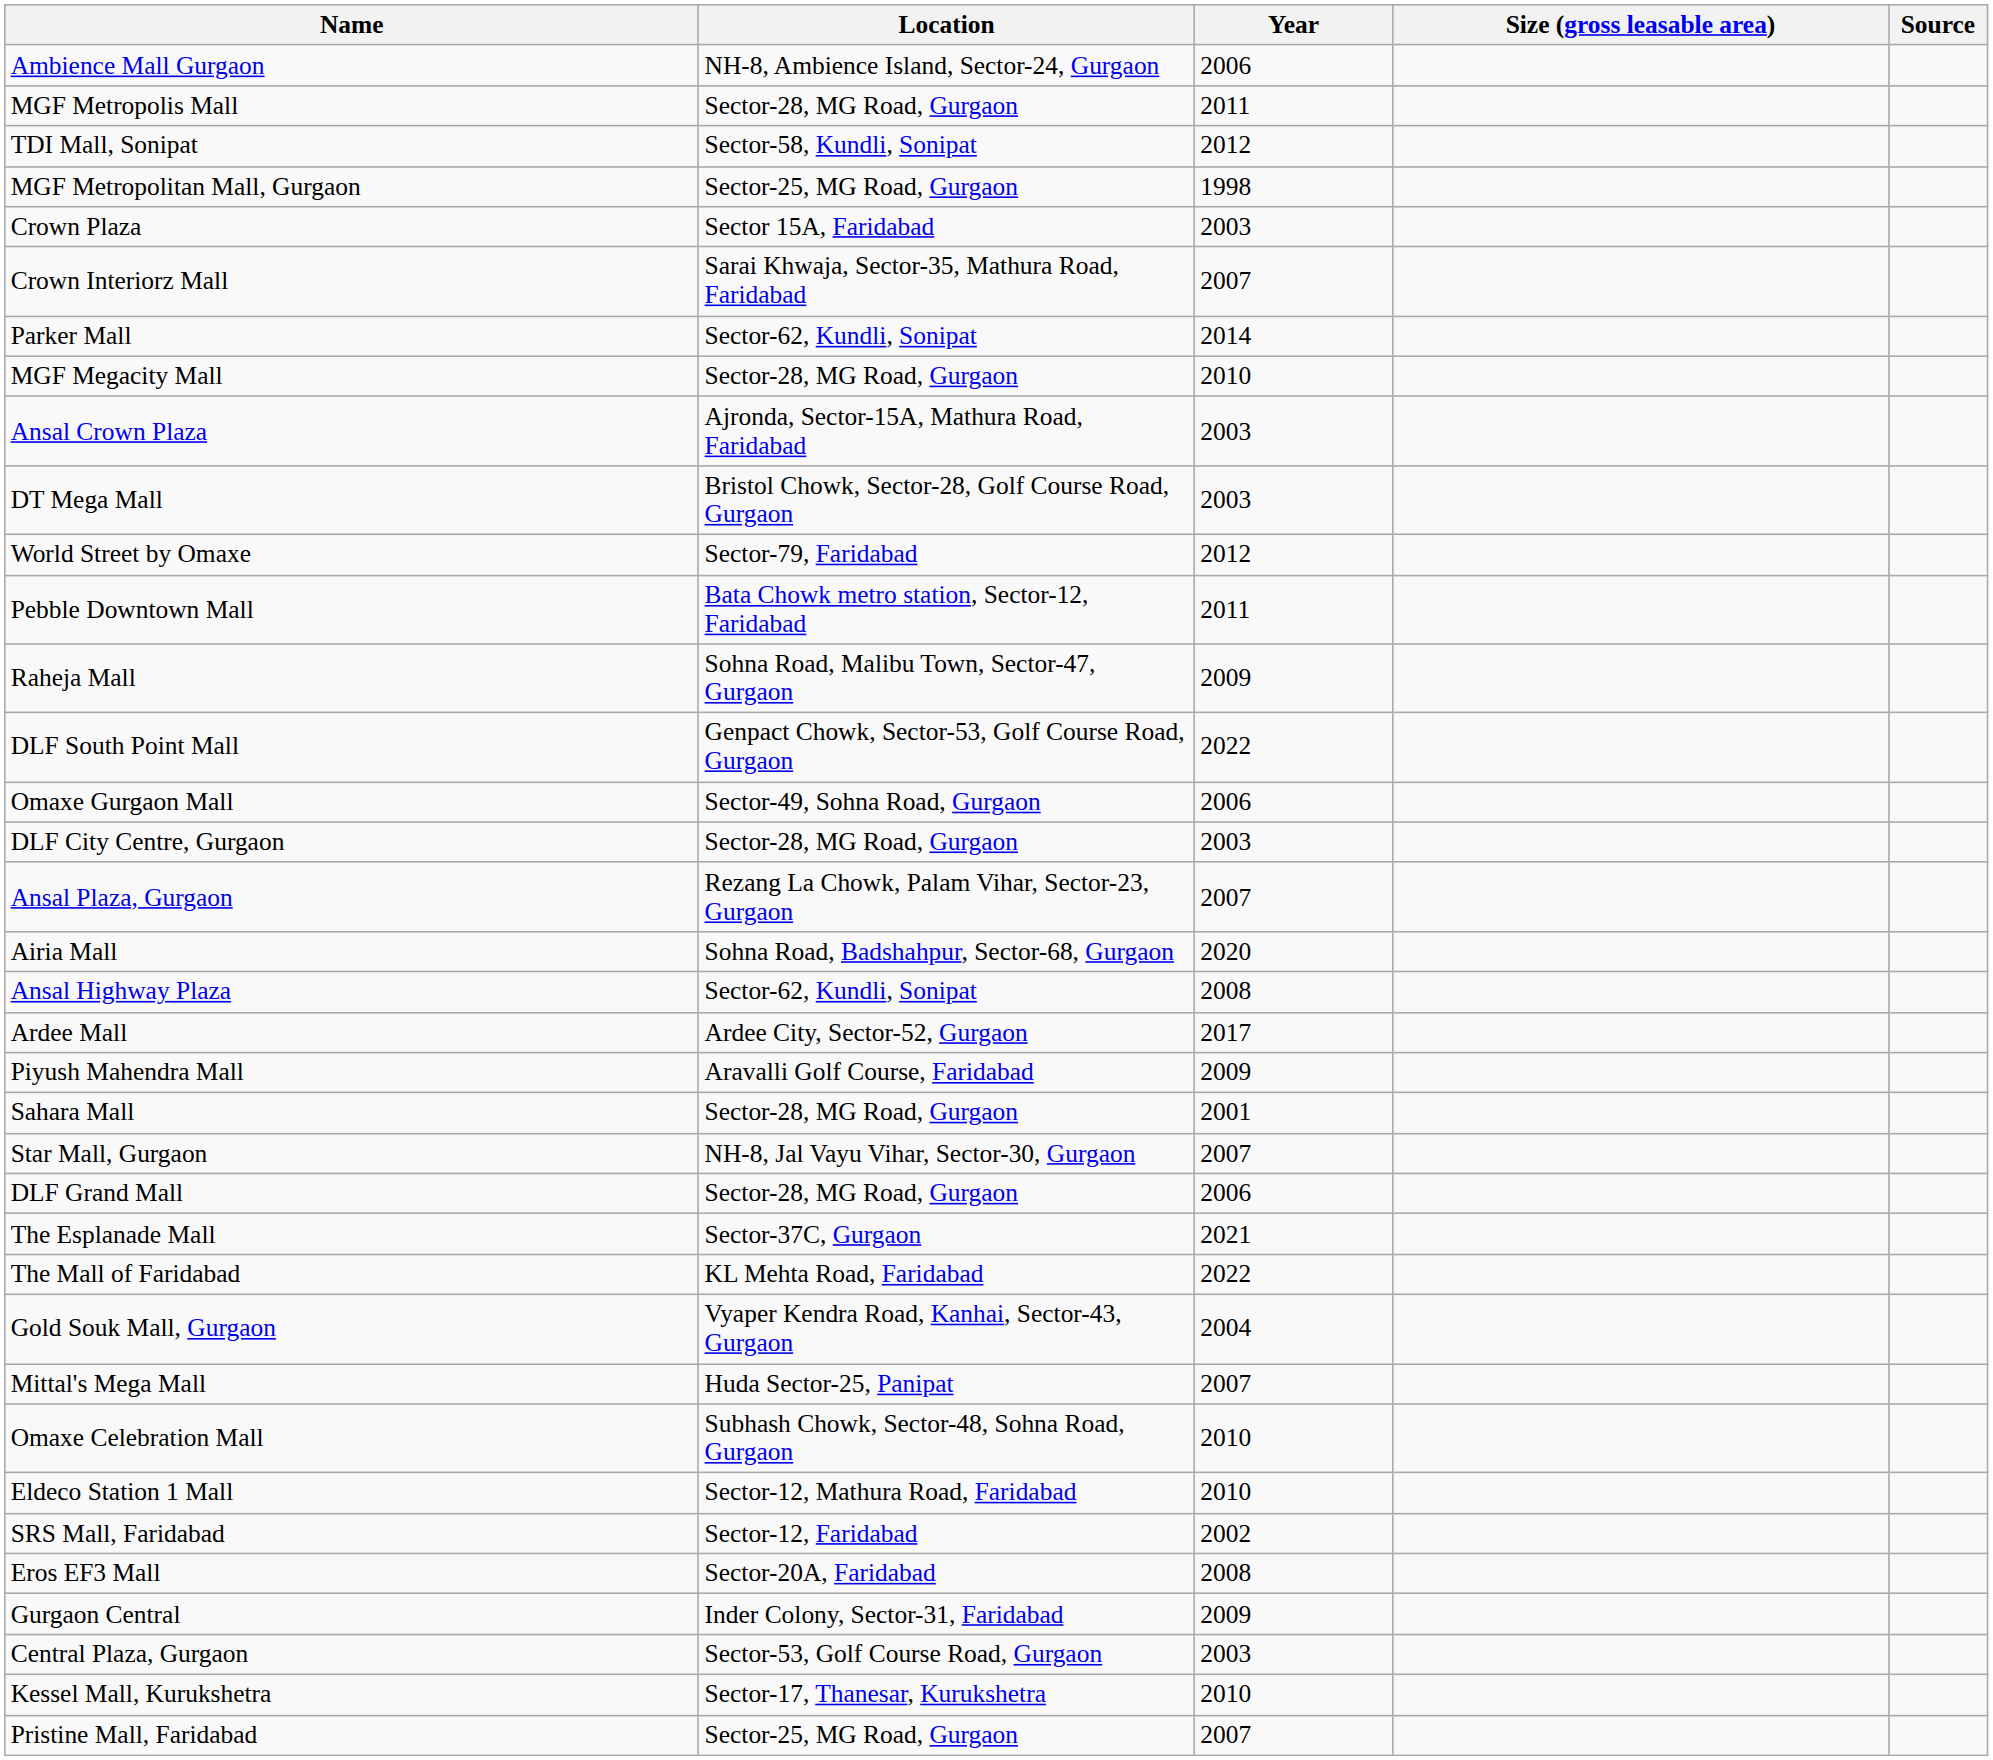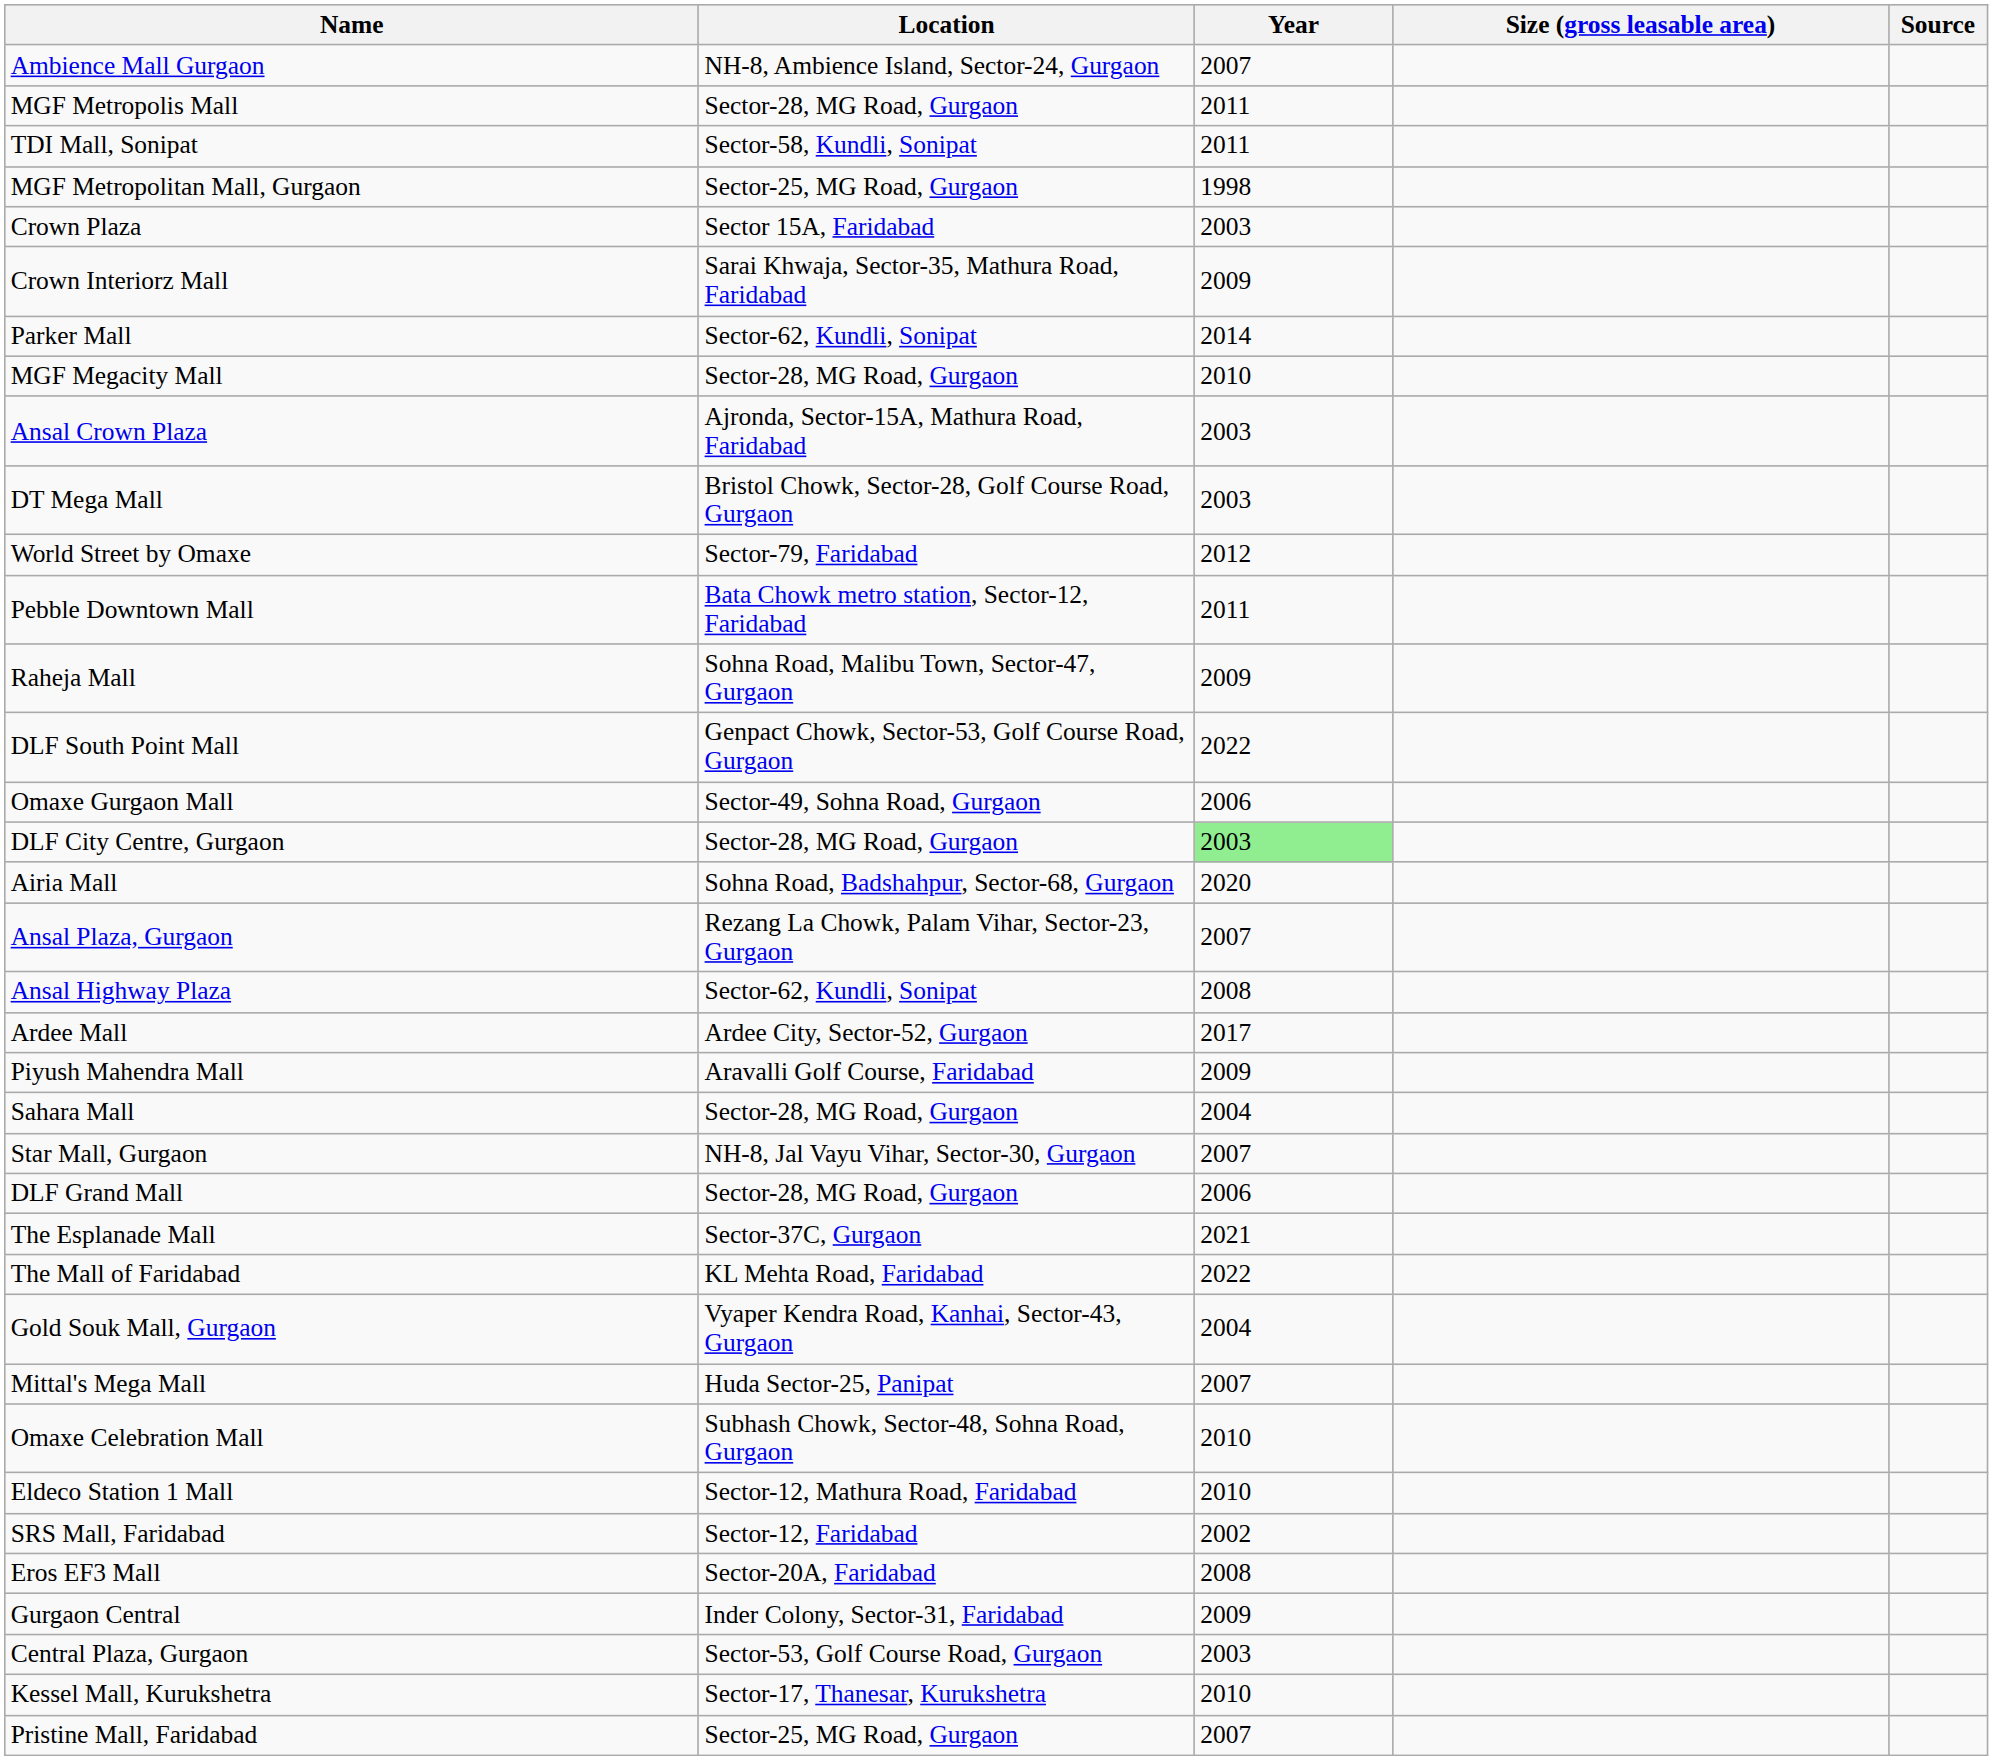(1226, 65) 2006 -> (1226, 65) 2007
(1226, 145) 2012 -> (1225, 145) 2011
(1226, 281) 2007 -> (1226, 281) 2009
(1226, 841) no background -> (1226, 841) lightgreen background
rows swapped: (122, 896) <-> (64, 951)
(1226, 1112) 2001 -> (1226, 1112) 2004
